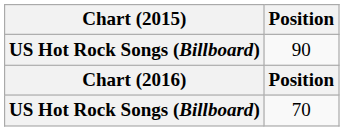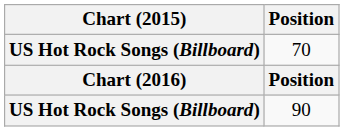rows swapped: (301, 49) <-> (301, 110)
